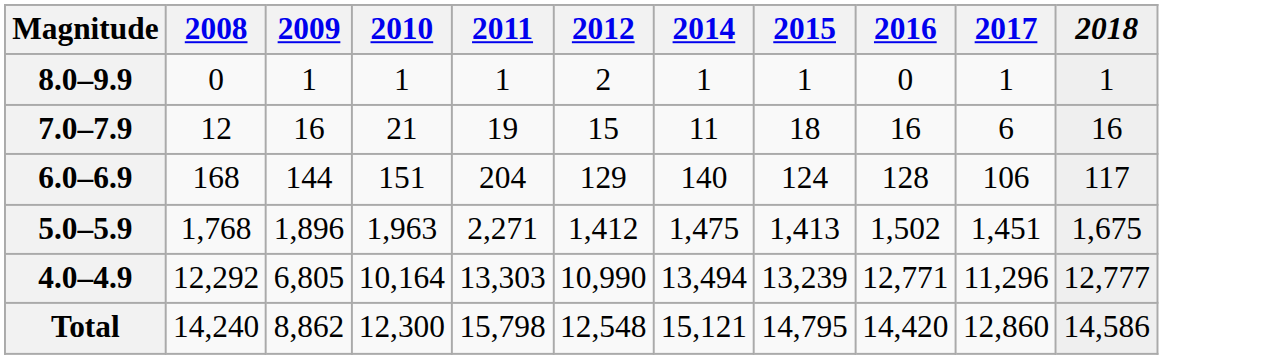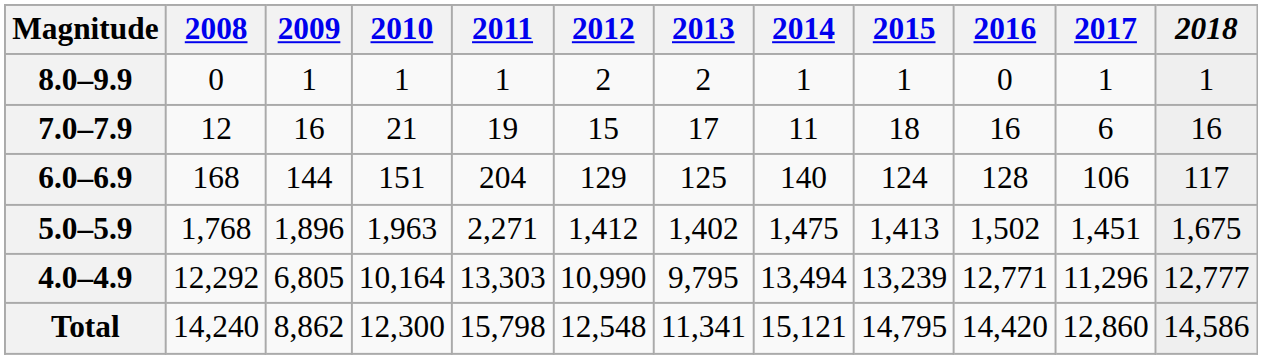+ column: (703, 29)
